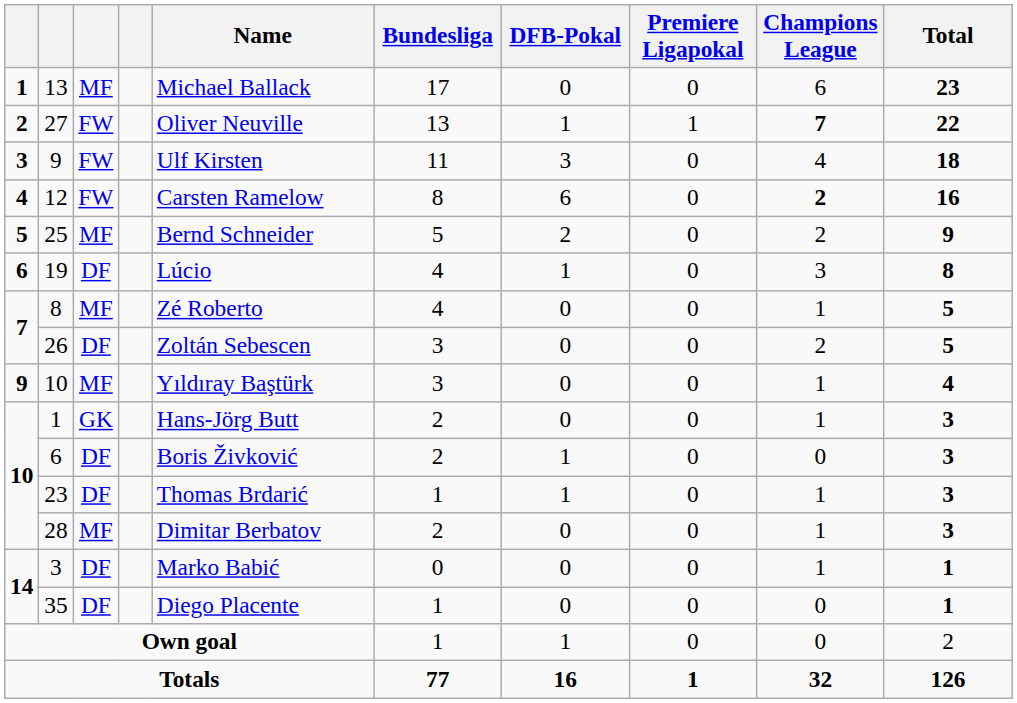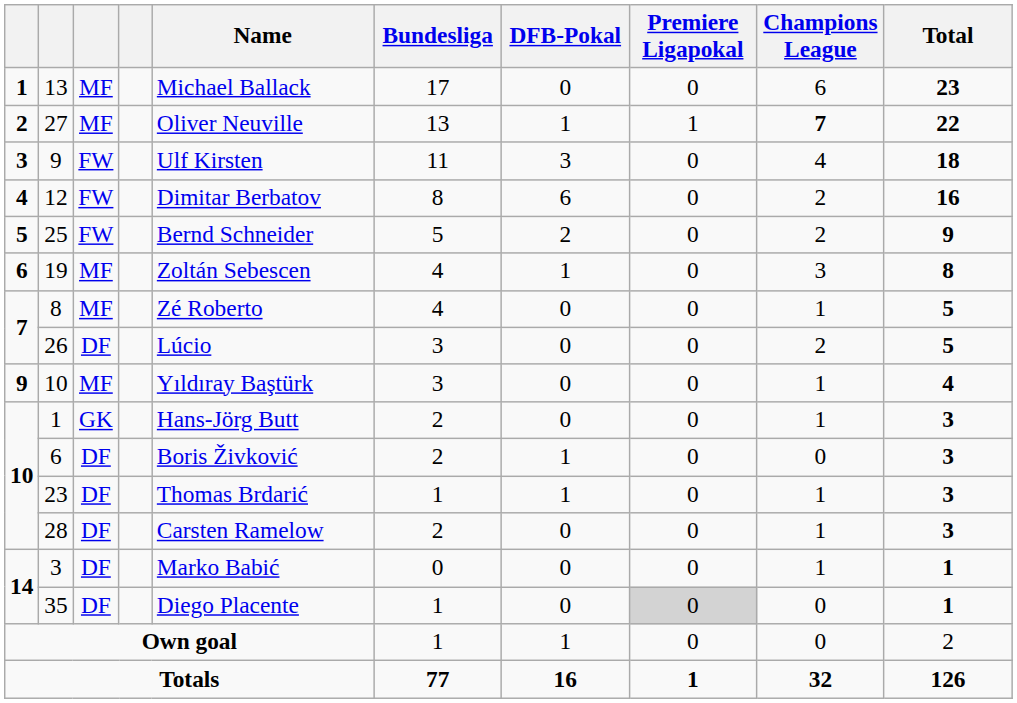(96, 123) FW -> (96, 123) MF
(240, 197) Carsten Ramelow -> (239, 197) Dimitar Berbatov
(820, 197) bold -> (820, 197) normal
(96, 234) MF -> (96, 234) FW
(96, 271) DF -> (96, 271) MF
(184, 271) Lúcio -> (234, 271) Zoltán Sebescen
(234, 345) Zoltán Sebescen -> (184, 345) Lúcio
(96, 530) MF -> (96, 530) DF
(239, 530) Dimitar Berbatov -> (240, 530) Carsten Ramelow
(693, 605) no background -> (693, 605) lightgrey background
